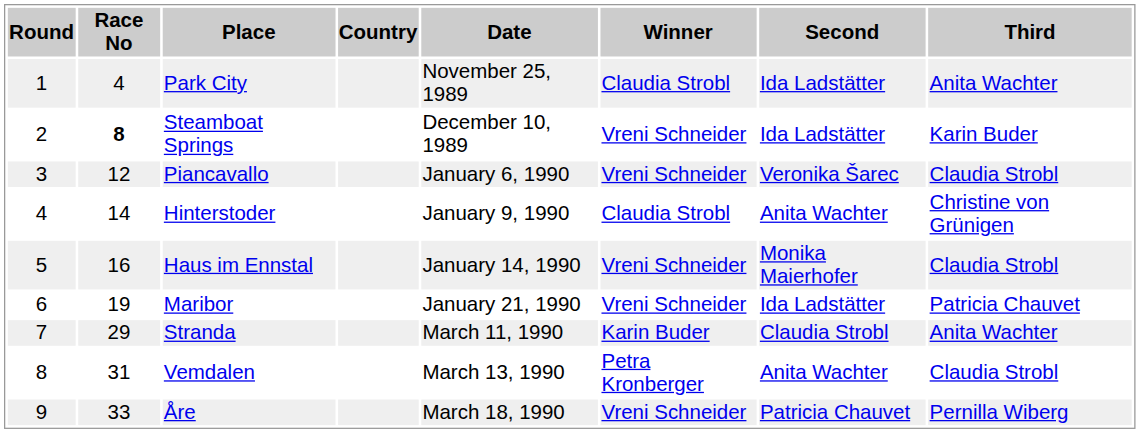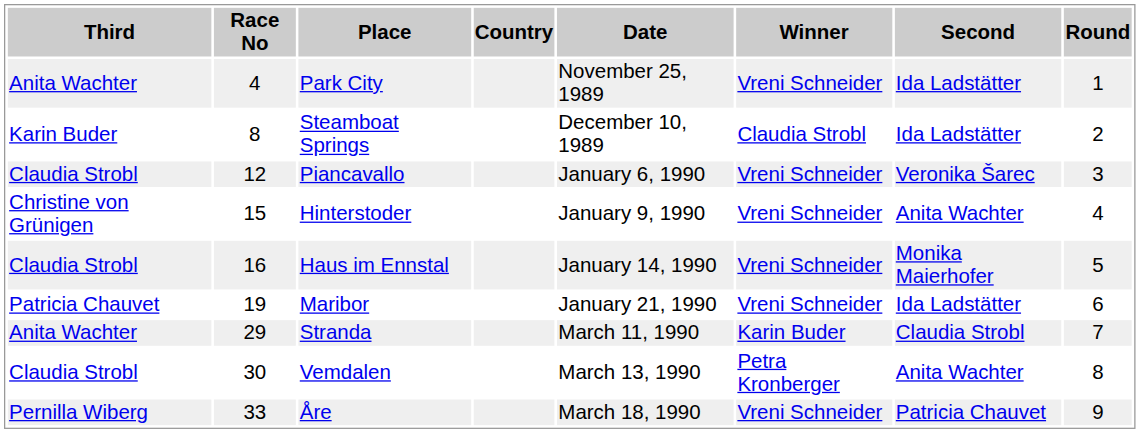columns swapped: (42, 32) <-> (1030, 32)
(666, 83) Claudia Strobl -> (810, 83) Vreni Schneider
(119, 134) bold -> (255, 134) normal
(674, 134) Vreni Schneider -> (802, 134) Claudia Strobl
(119, 213) 14 -> (255, 213) 15
(666, 213) Claudia Strobl -> (810, 213) Vreni Schneider
(119, 372) 31 -> (255, 372) 30
